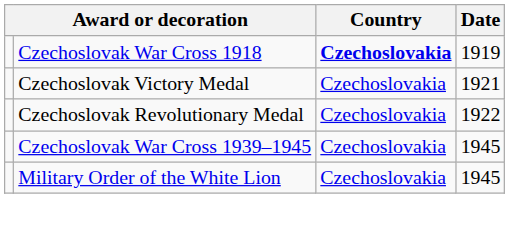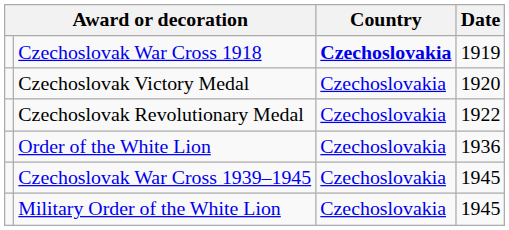(480, 83) 1921 -> (480, 83) 1920
+ row: (115, 146)
